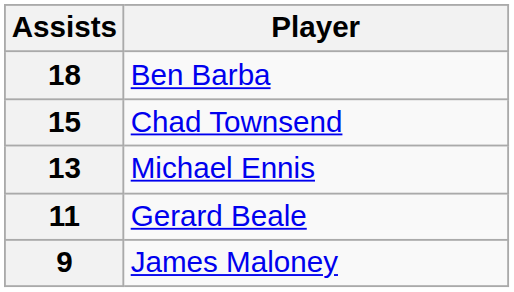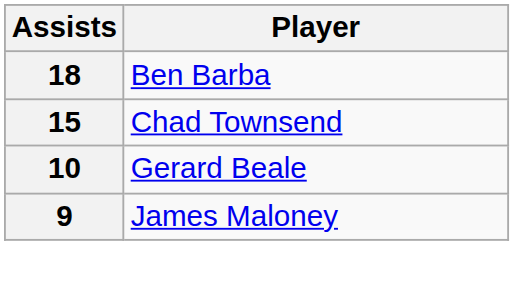- row: (223, 168)
(64, 215) 11 -> (64, 168) 10
